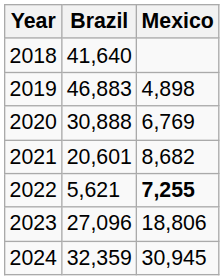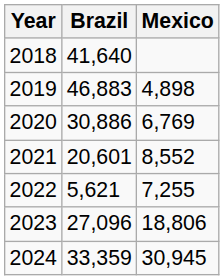(99, 122) 30,888 -> (99, 122) 30,886
(168, 156) 8,682 -> (168, 156) 8,552
(168, 190) bold -> (168, 190) normal
(99, 257) 32,359 -> (99, 257) 33,359
